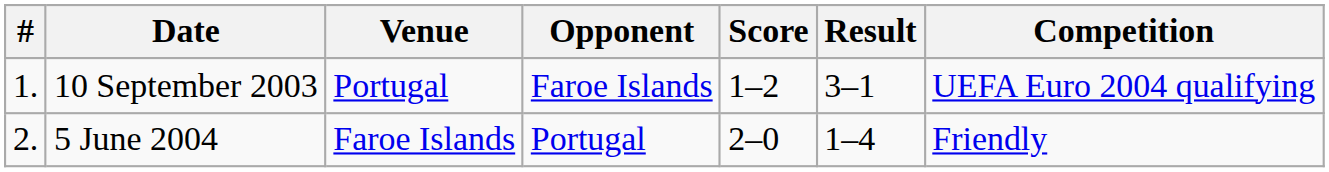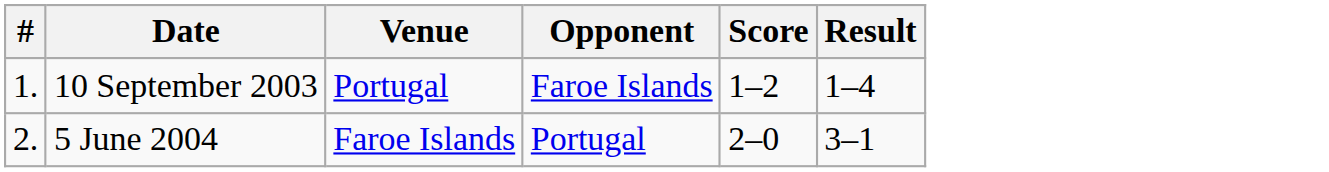- column: (1124, 31)
(850, 85) 3–1 -> (850, 85) 1–4
(850, 138) 1–4 -> (850, 138) 3–1
